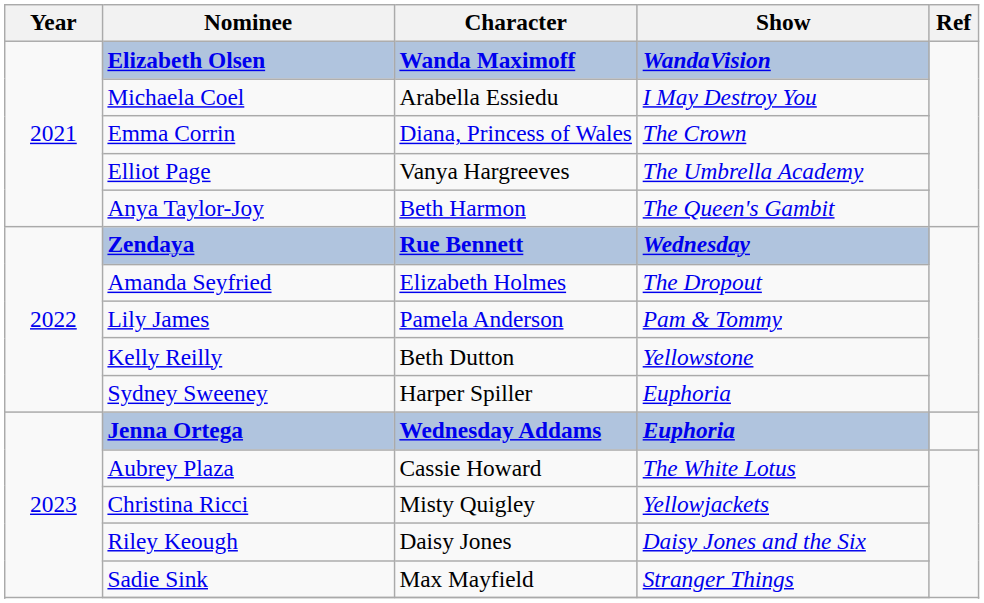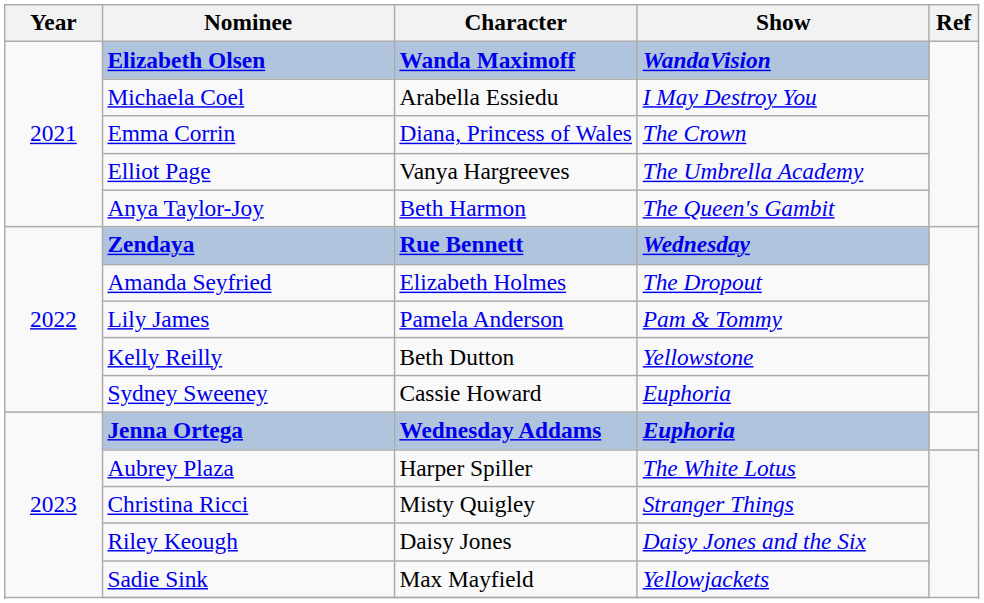(466, 393) Harper Spiller -> (470, 393) Cassie Howard
(470, 467) Cassie Howard -> (466, 467) Harper Spiller
(706, 504) Yellowjackets -> (718, 504) Stranger Things
(718, 578) Stranger Things -> (706, 578) Yellowjackets
